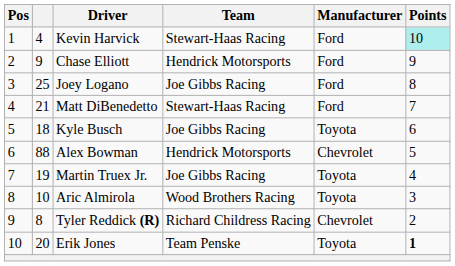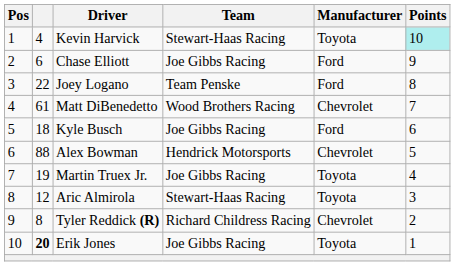(331, 38) Ford -> (337, 38) Toyota
(39, 60) 9 -> (39, 60) 6
(228, 60) Hendrick Motorsports -> (216, 60) Joe Gibbs Racing
(42, 83) 25 -> (42, 83) 22
(216, 83) Joe Gibbs Racing -> (203, 83) Team Penske
(42, 106) 21 -> (42, 106) 61
(225, 106) Stewart-Haas Racing -> (230, 106) Wood Brothers Racing
(331, 106) Ford -> (345, 106) Chevrolet
(337, 129) Toyota -> (331, 129) Ford
(42, 197) 10 -> (42, 197) 12
(230, 197) Wood Brothers Racing -> (225, 197) Stewart-Haas Racing
(42, 242) normal -> (42, 242) bold
(203, 242) Team Penske -> (216, 242) Joe Gibbs Racing
(412, 242) bold -> (412, 242) normal
